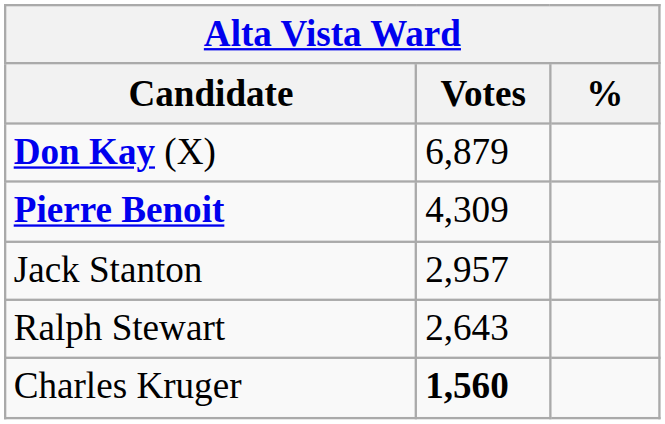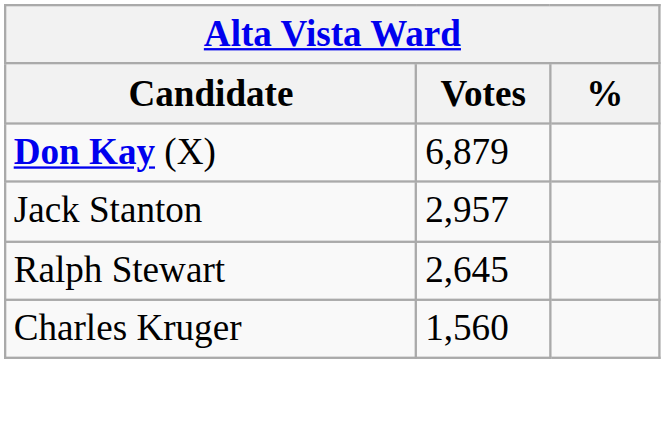- row: (119, 210)
(467, 328) 2,643 -> (467, 269) 2,645
(467, 387) bold -> (467, 328) normal
